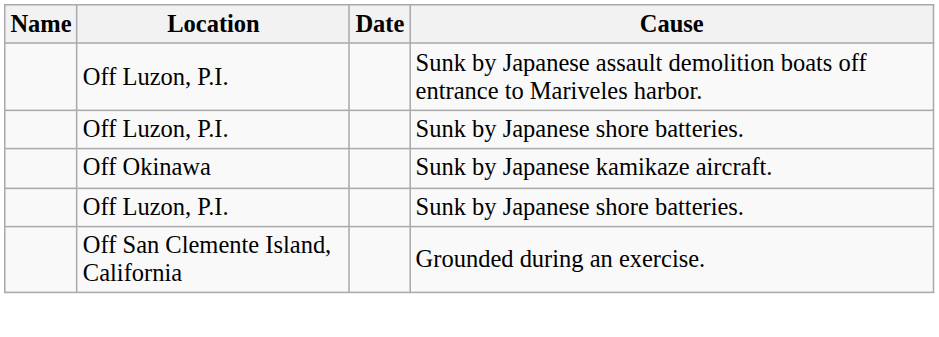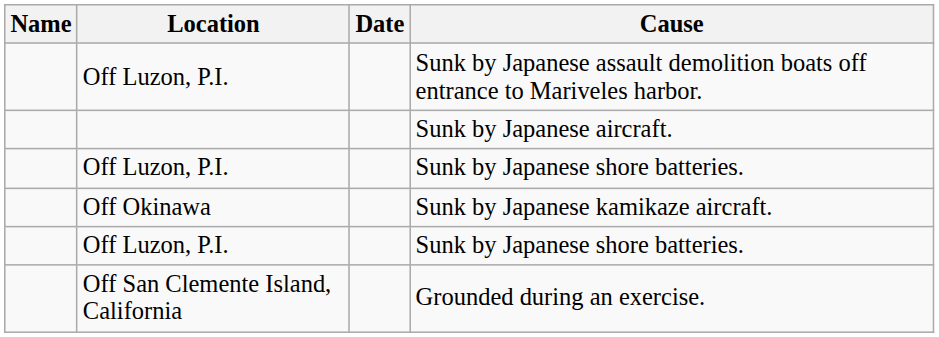+ row: (213, 129)
